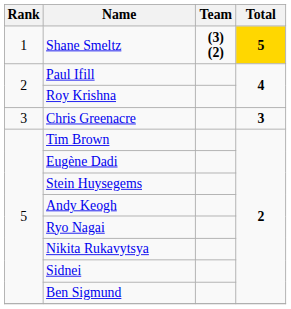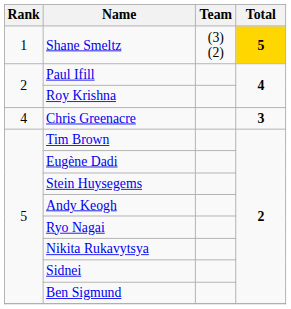(216, 44) bold -> (216, 44) normal
(24, 118) 3 -> (24, 118) 4
